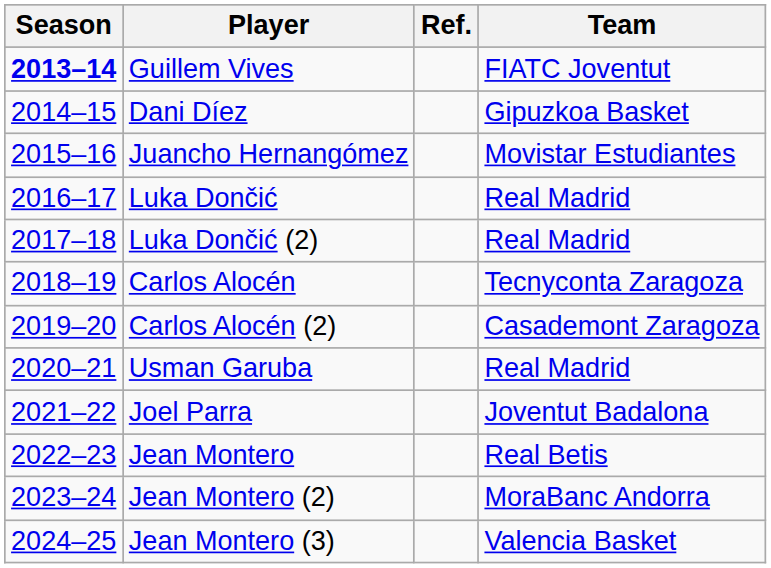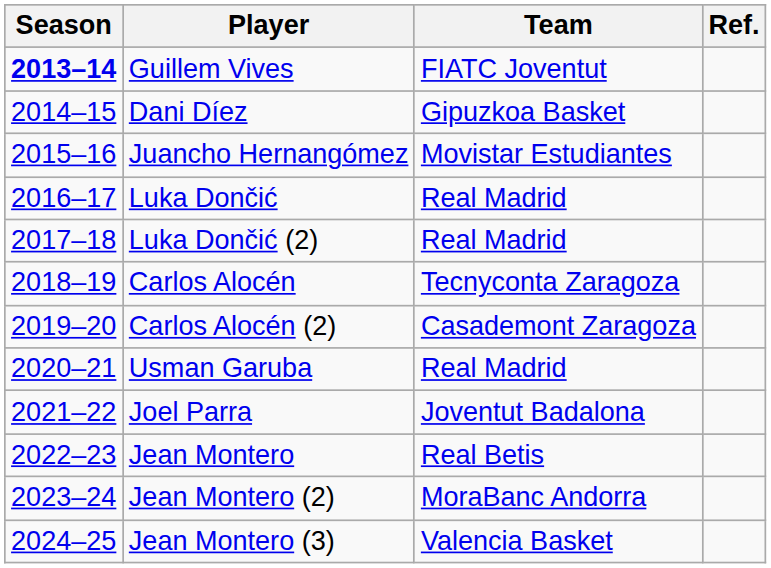columns swapped: (622, 25) <-> (446, 25)
